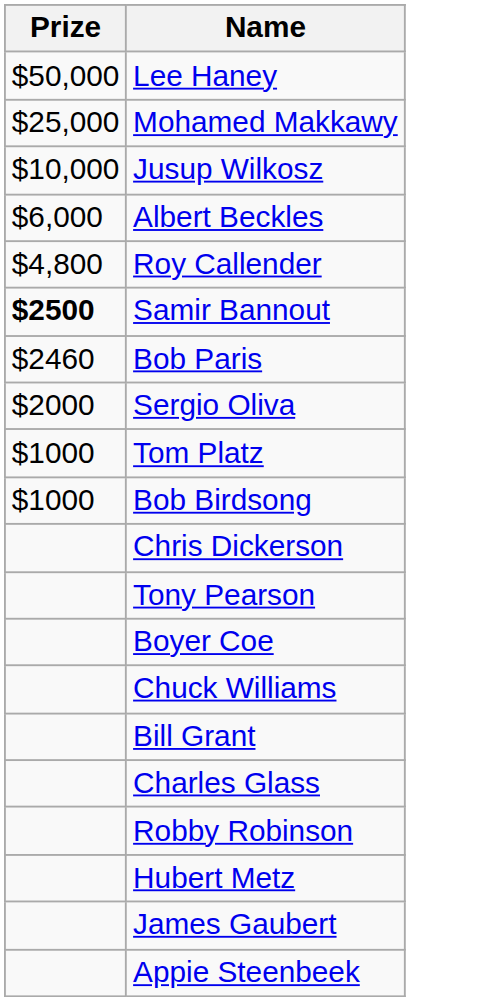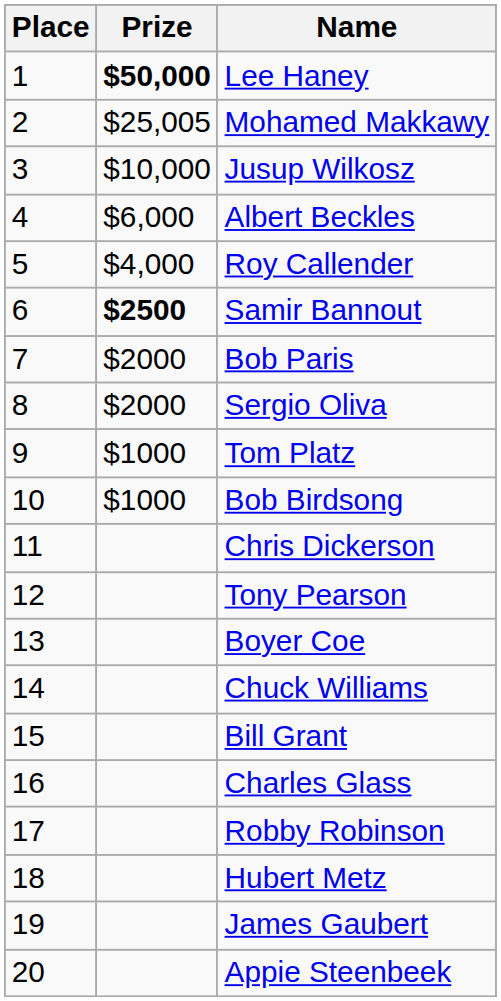+ column: (51, 28)
(66, 75) normal -> (157, 75) bold
(66, 122) $25,000 -> (157, 122) $25,005
(57, 264) $4,800 -> (149, 264) $4,000
(53, 358) $2460 -> (145, 358) $2000
